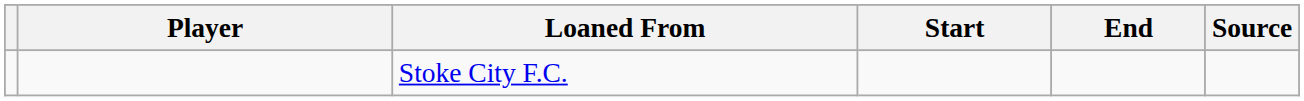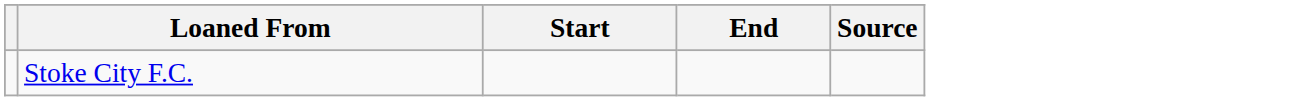- column: (205, 27)
